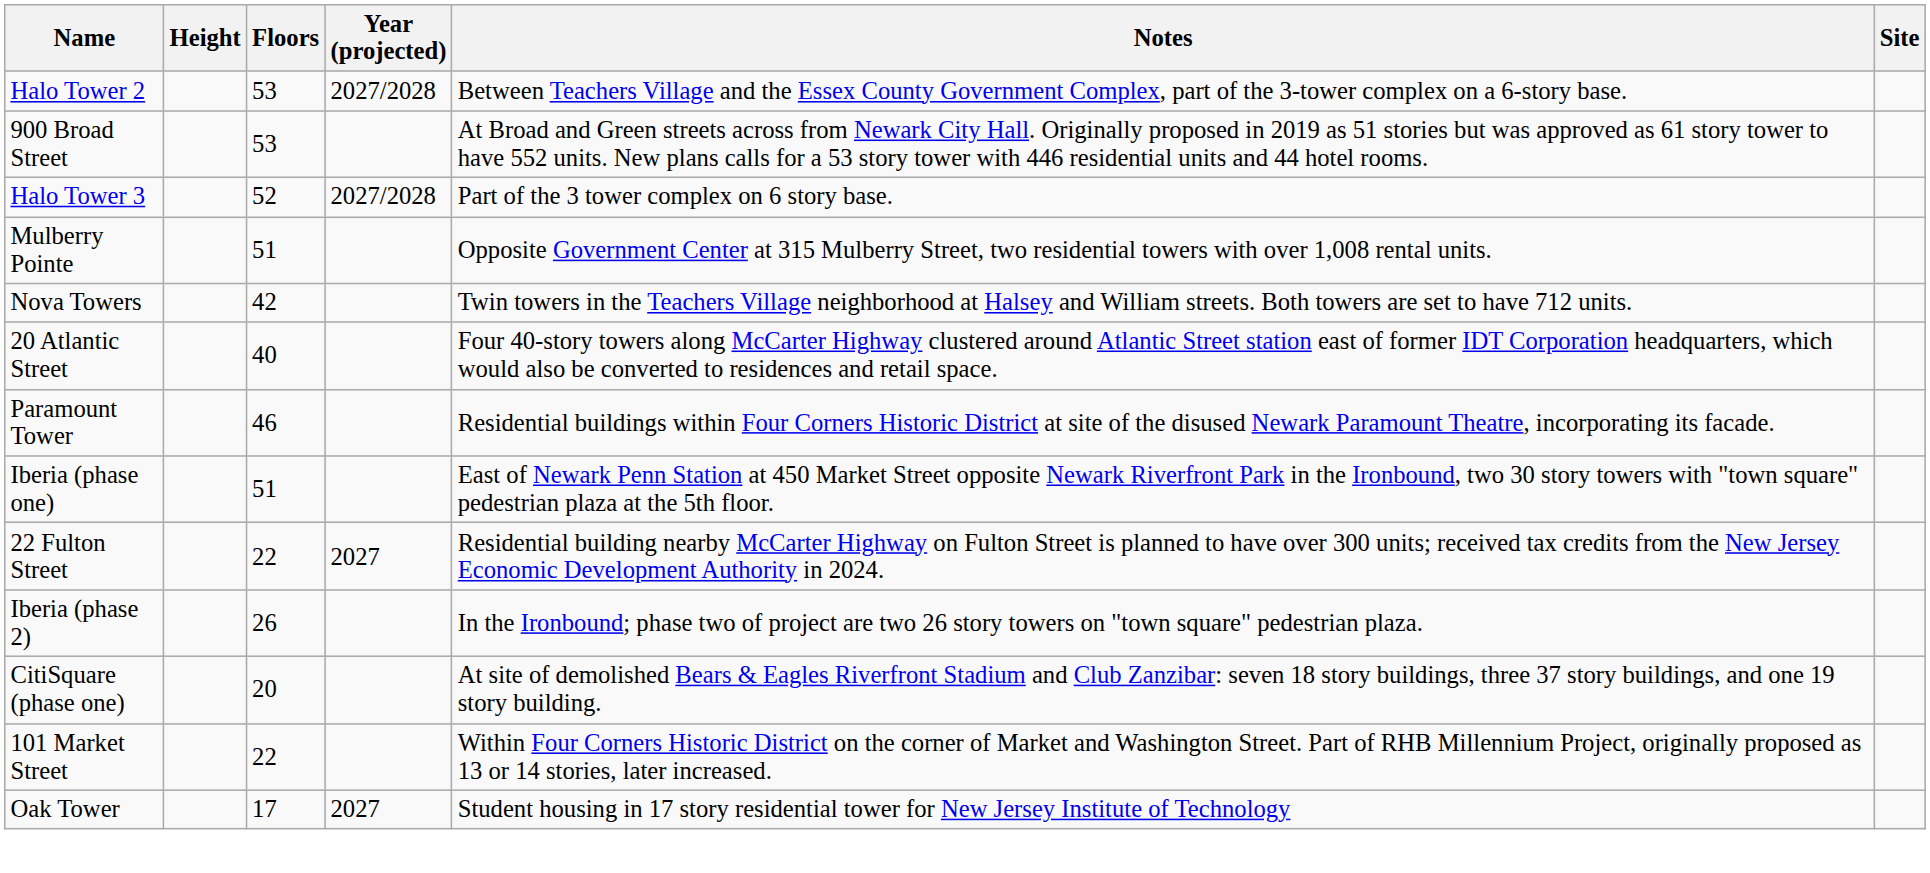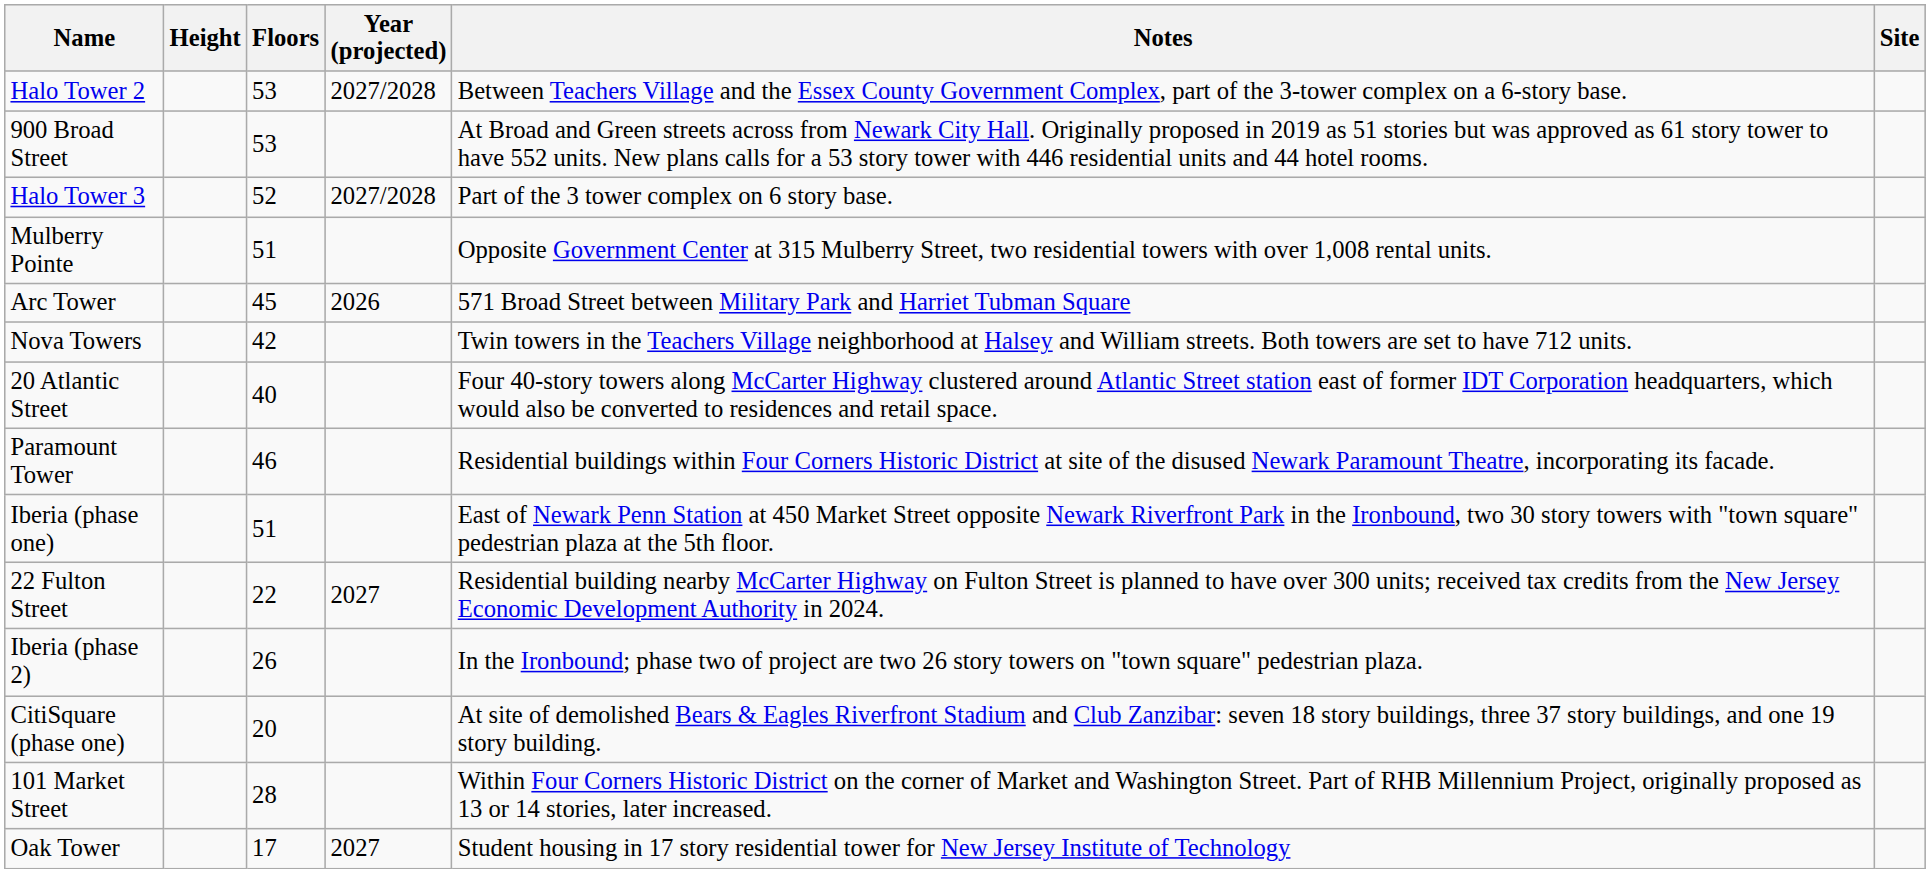+ row: (63, 302)
(264, 756) 22 -> (264, 795) 28
